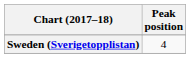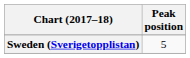(164, 44) 4 -> (164, 44) 5
